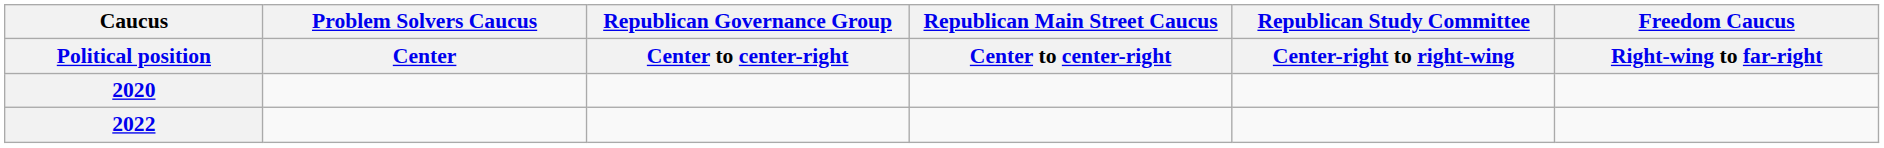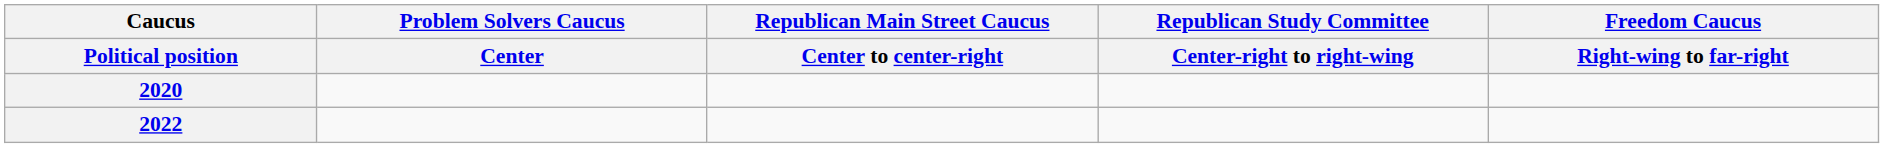- column: (748, 55)
